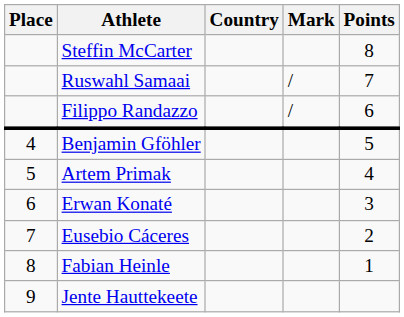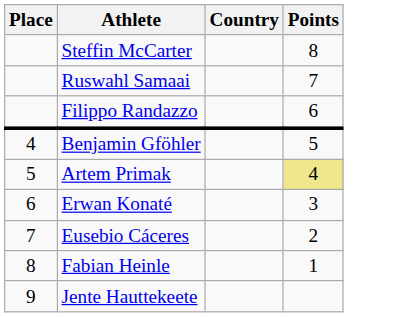- column: (311, 19)
(369, 174) no background -> (313, 174) khaki background
